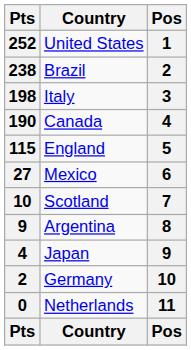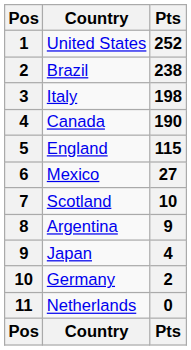columns swapped: (167, 17) <-> (22, 17)
